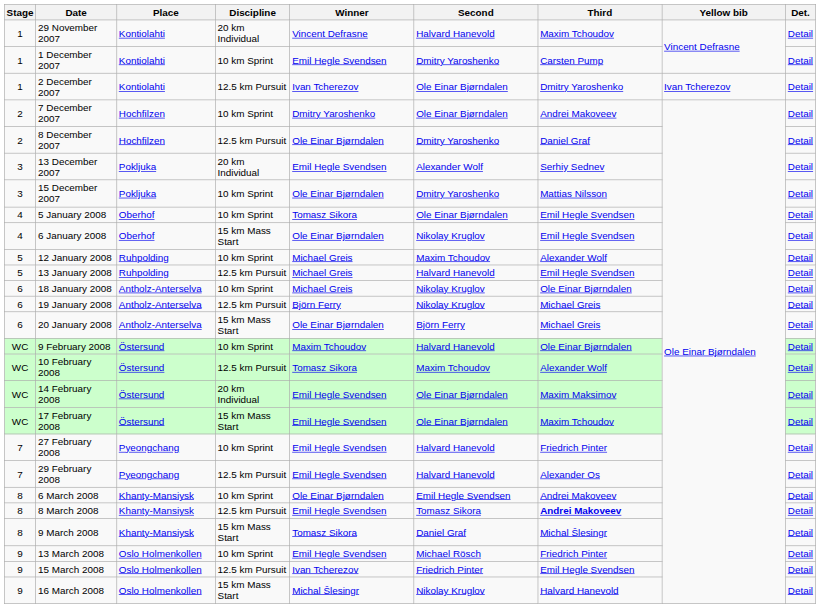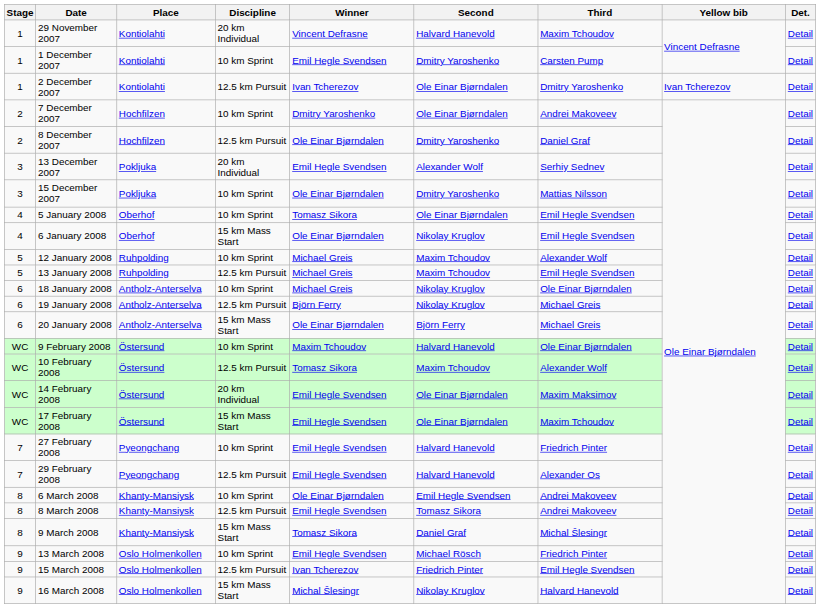(455, 273) Halvard Hanevold -> (453, 273) Maxim Tchoudov
(581, 511) bold -> (578, 511) normal
